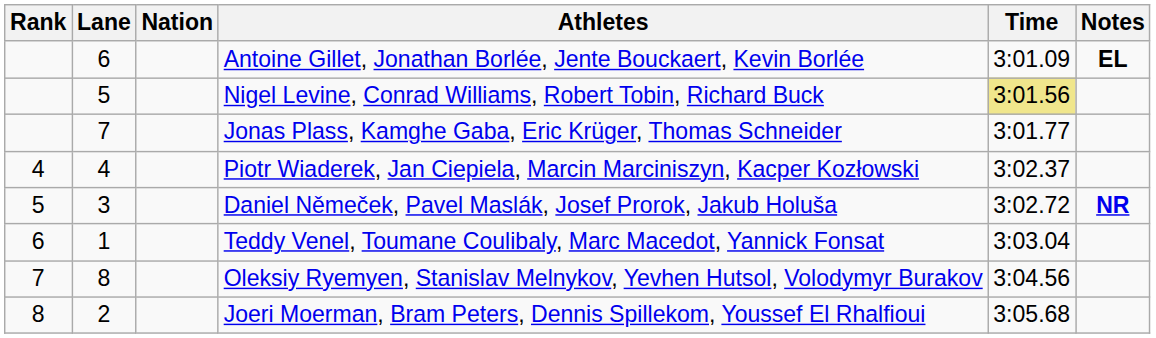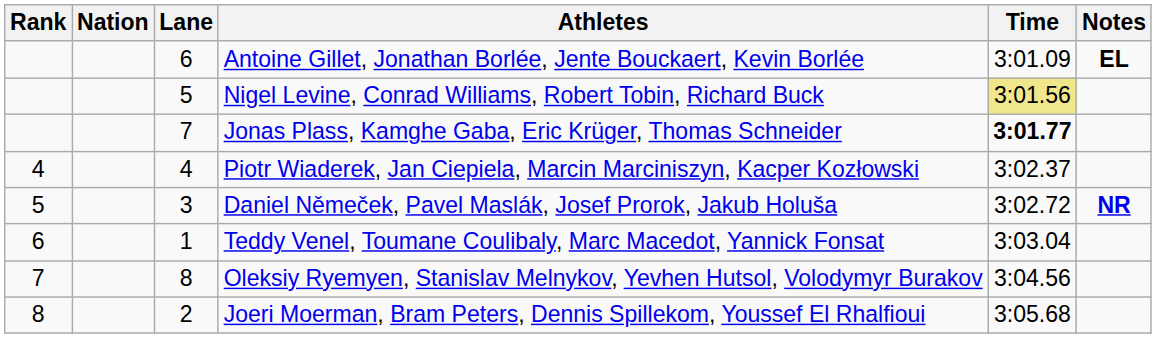columns swapped: (104, 22) <-> (177, 22)
(1032, 132) normal -> (1032, 132) bold
